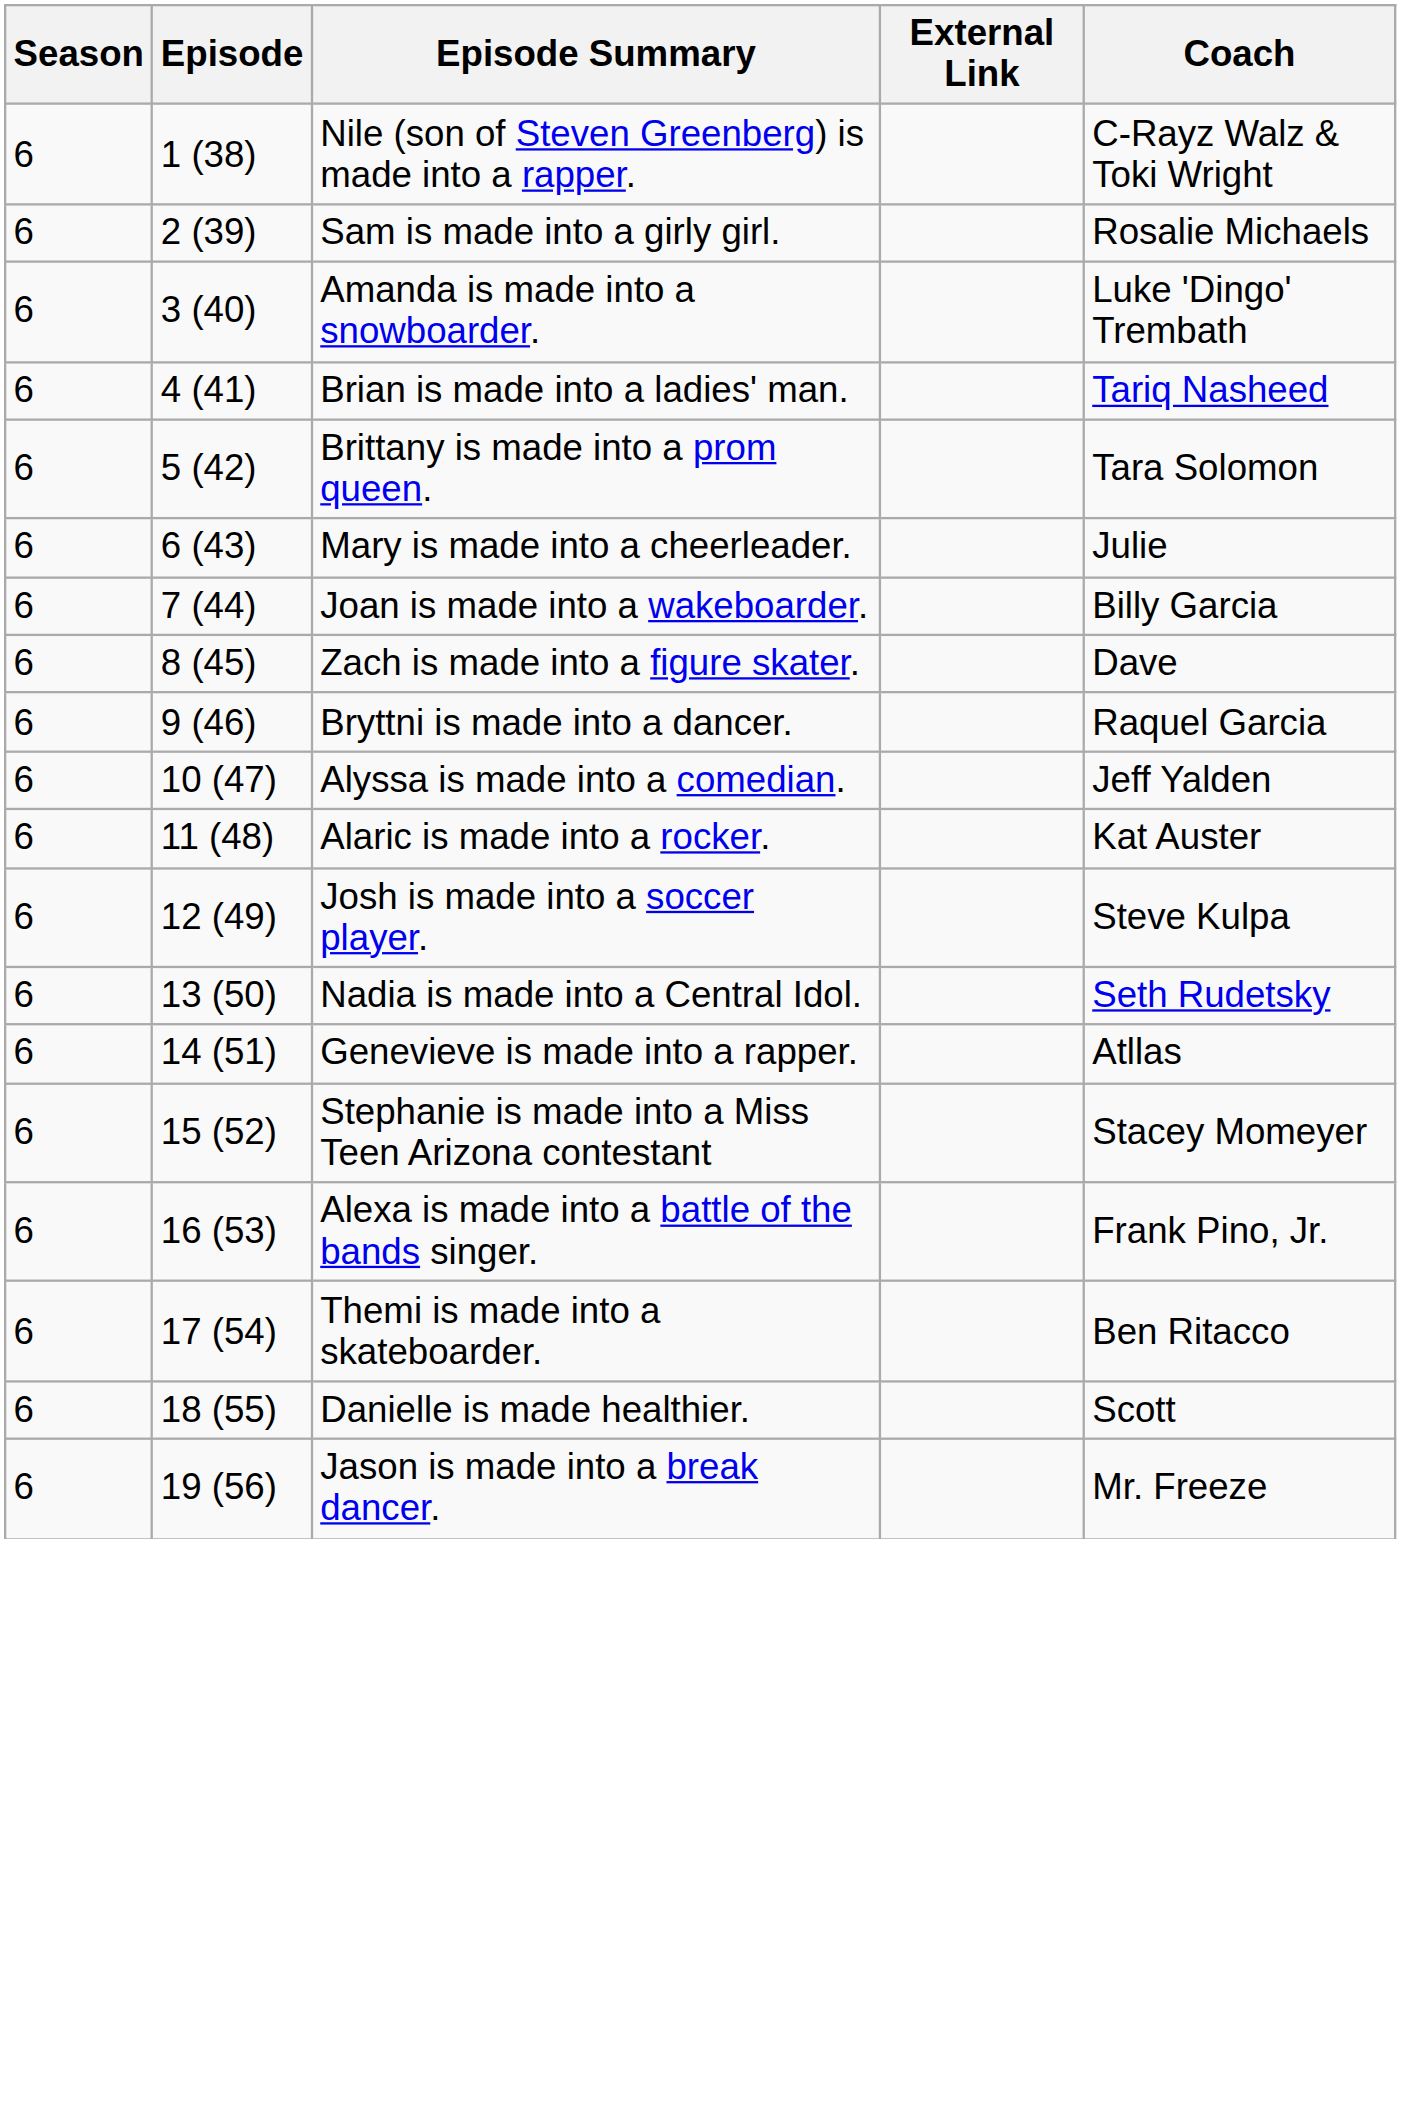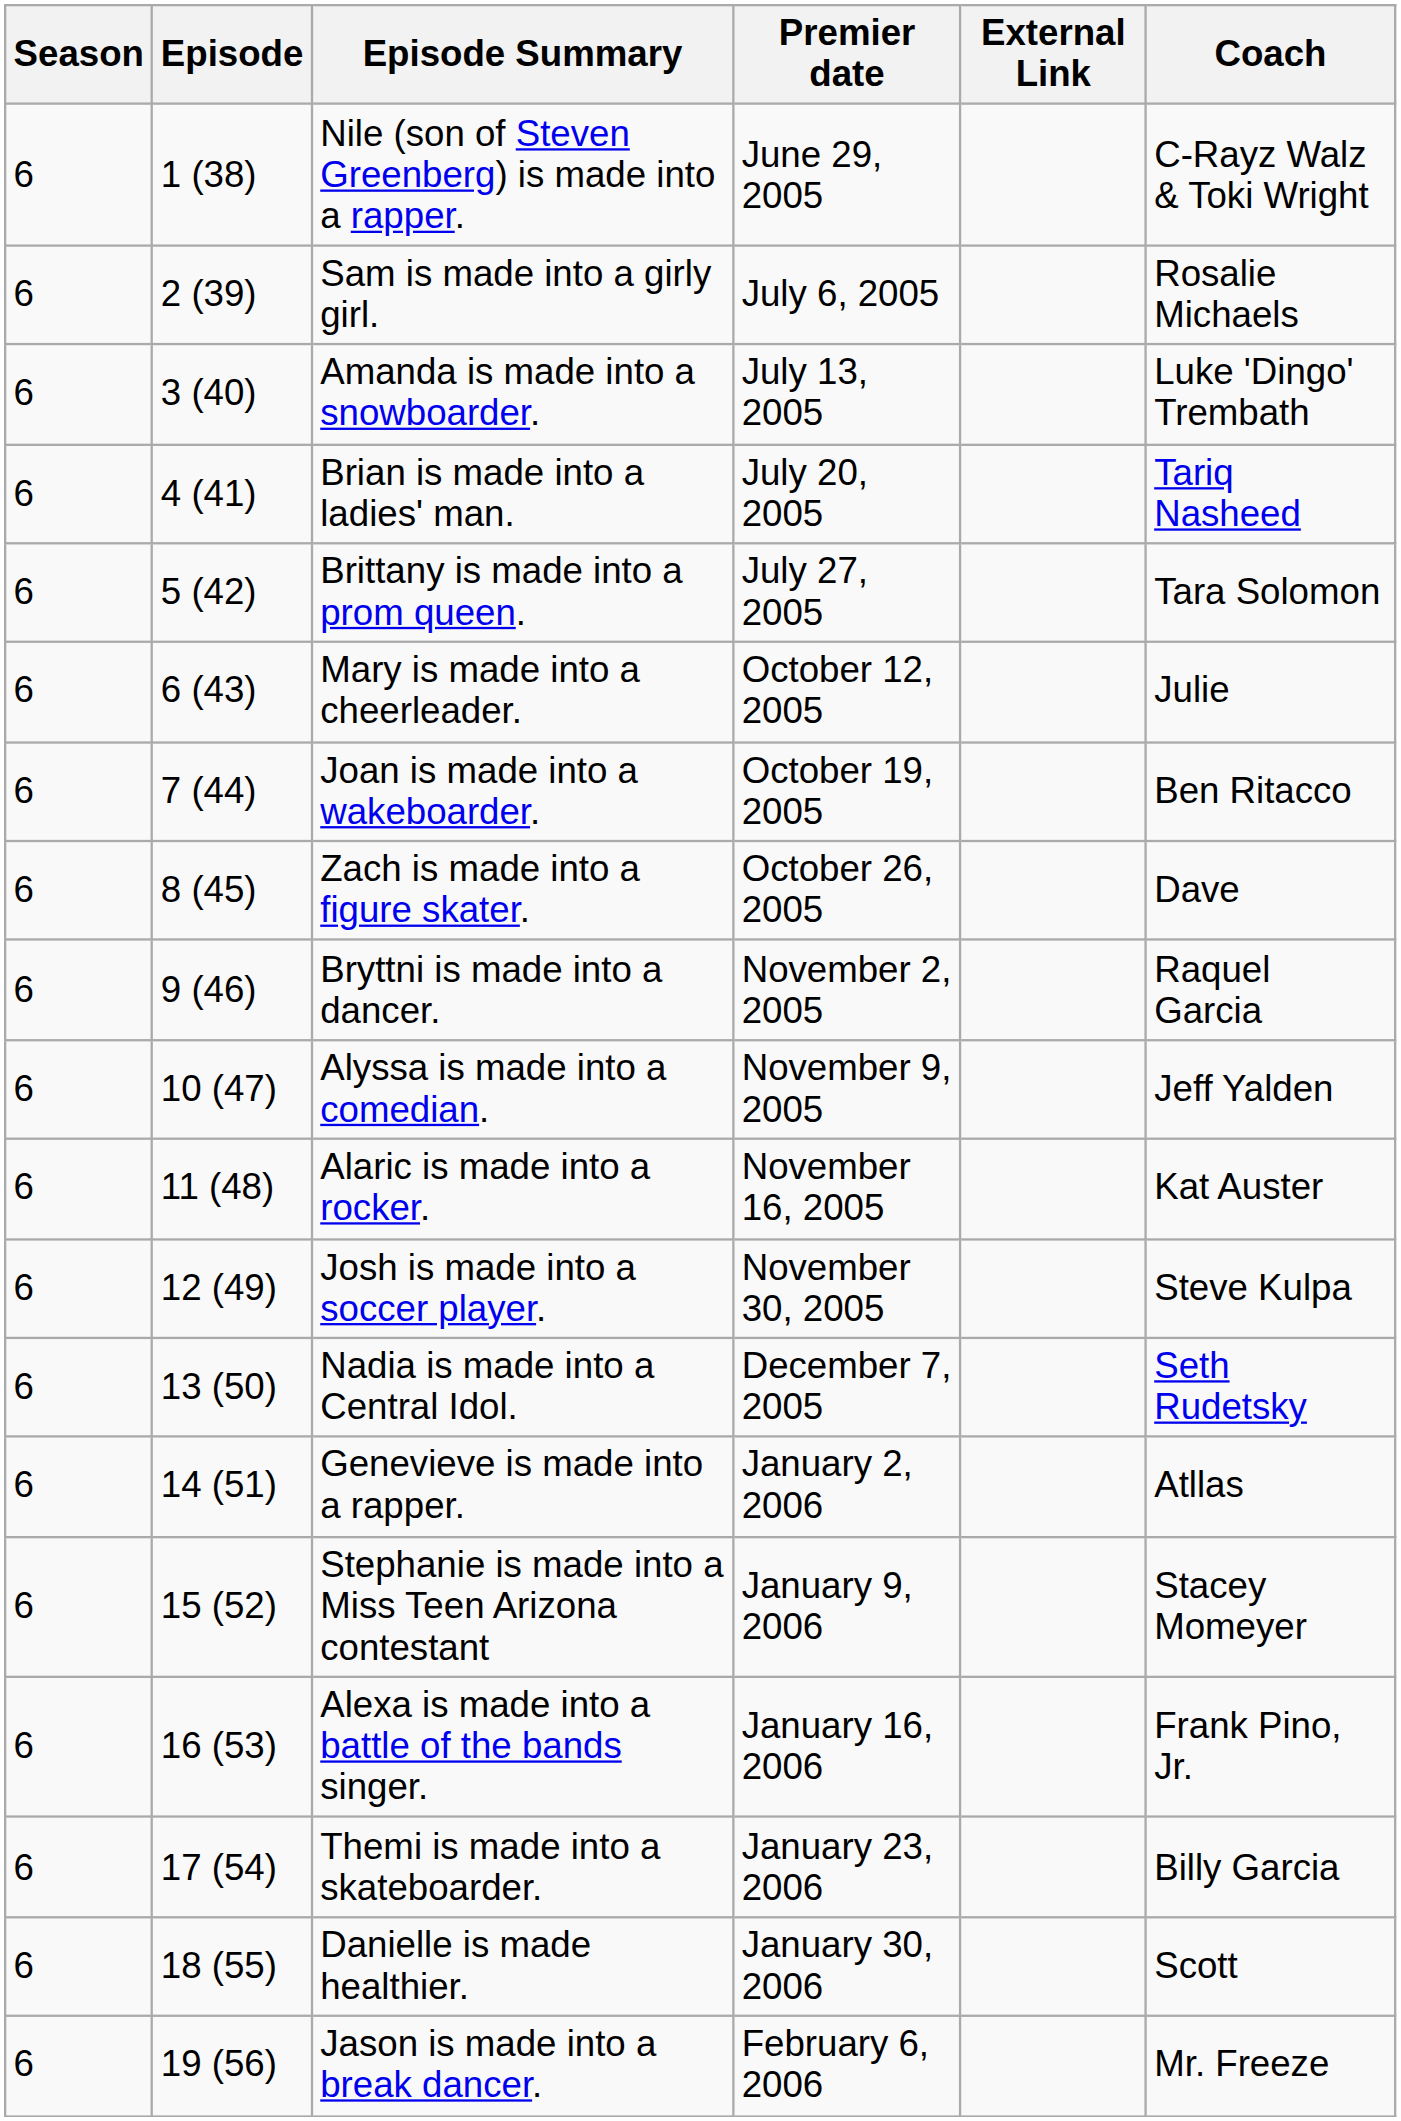+ column: (847, 54)
(1185, 605) Billy Garcia -> (1253, 790) Ben Ritacco
(1191, 1330) Ben Ritacco -> (1247, 1866) Billy Garcia
